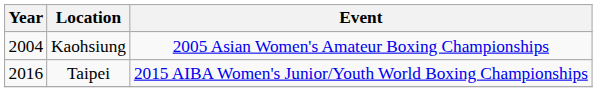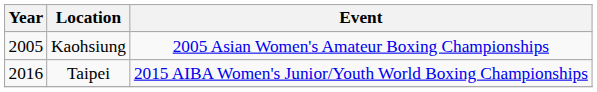(26, 45) 2004 -> (26, 45) 2005
